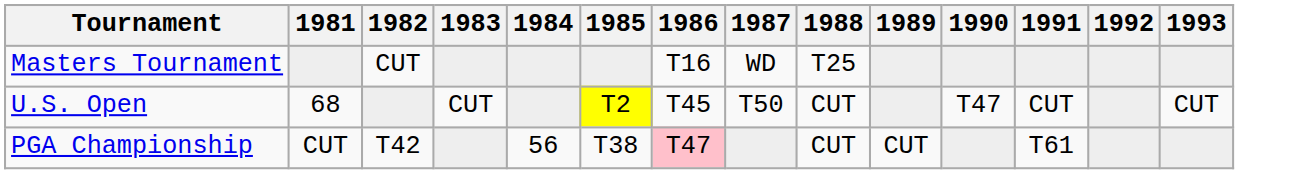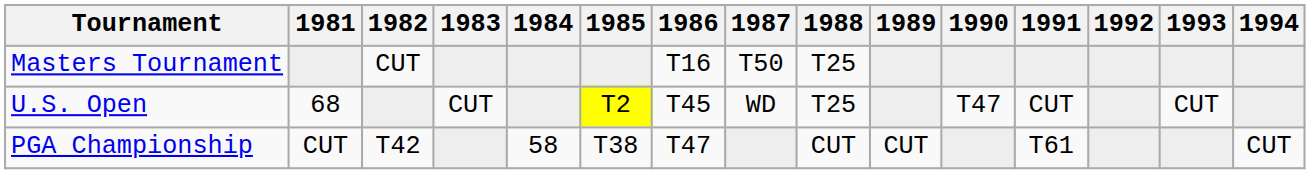+ column: (1269, 26)
(761, 66) WD -> (761, 66) T50
(761, 107) T50 -> (761, 107) WD
(833, 107) CUT -> (833, 107) T25
(543, 148) 56 -> (543, 148) 58
(688, 148) pink background -> (688, 148) no background
